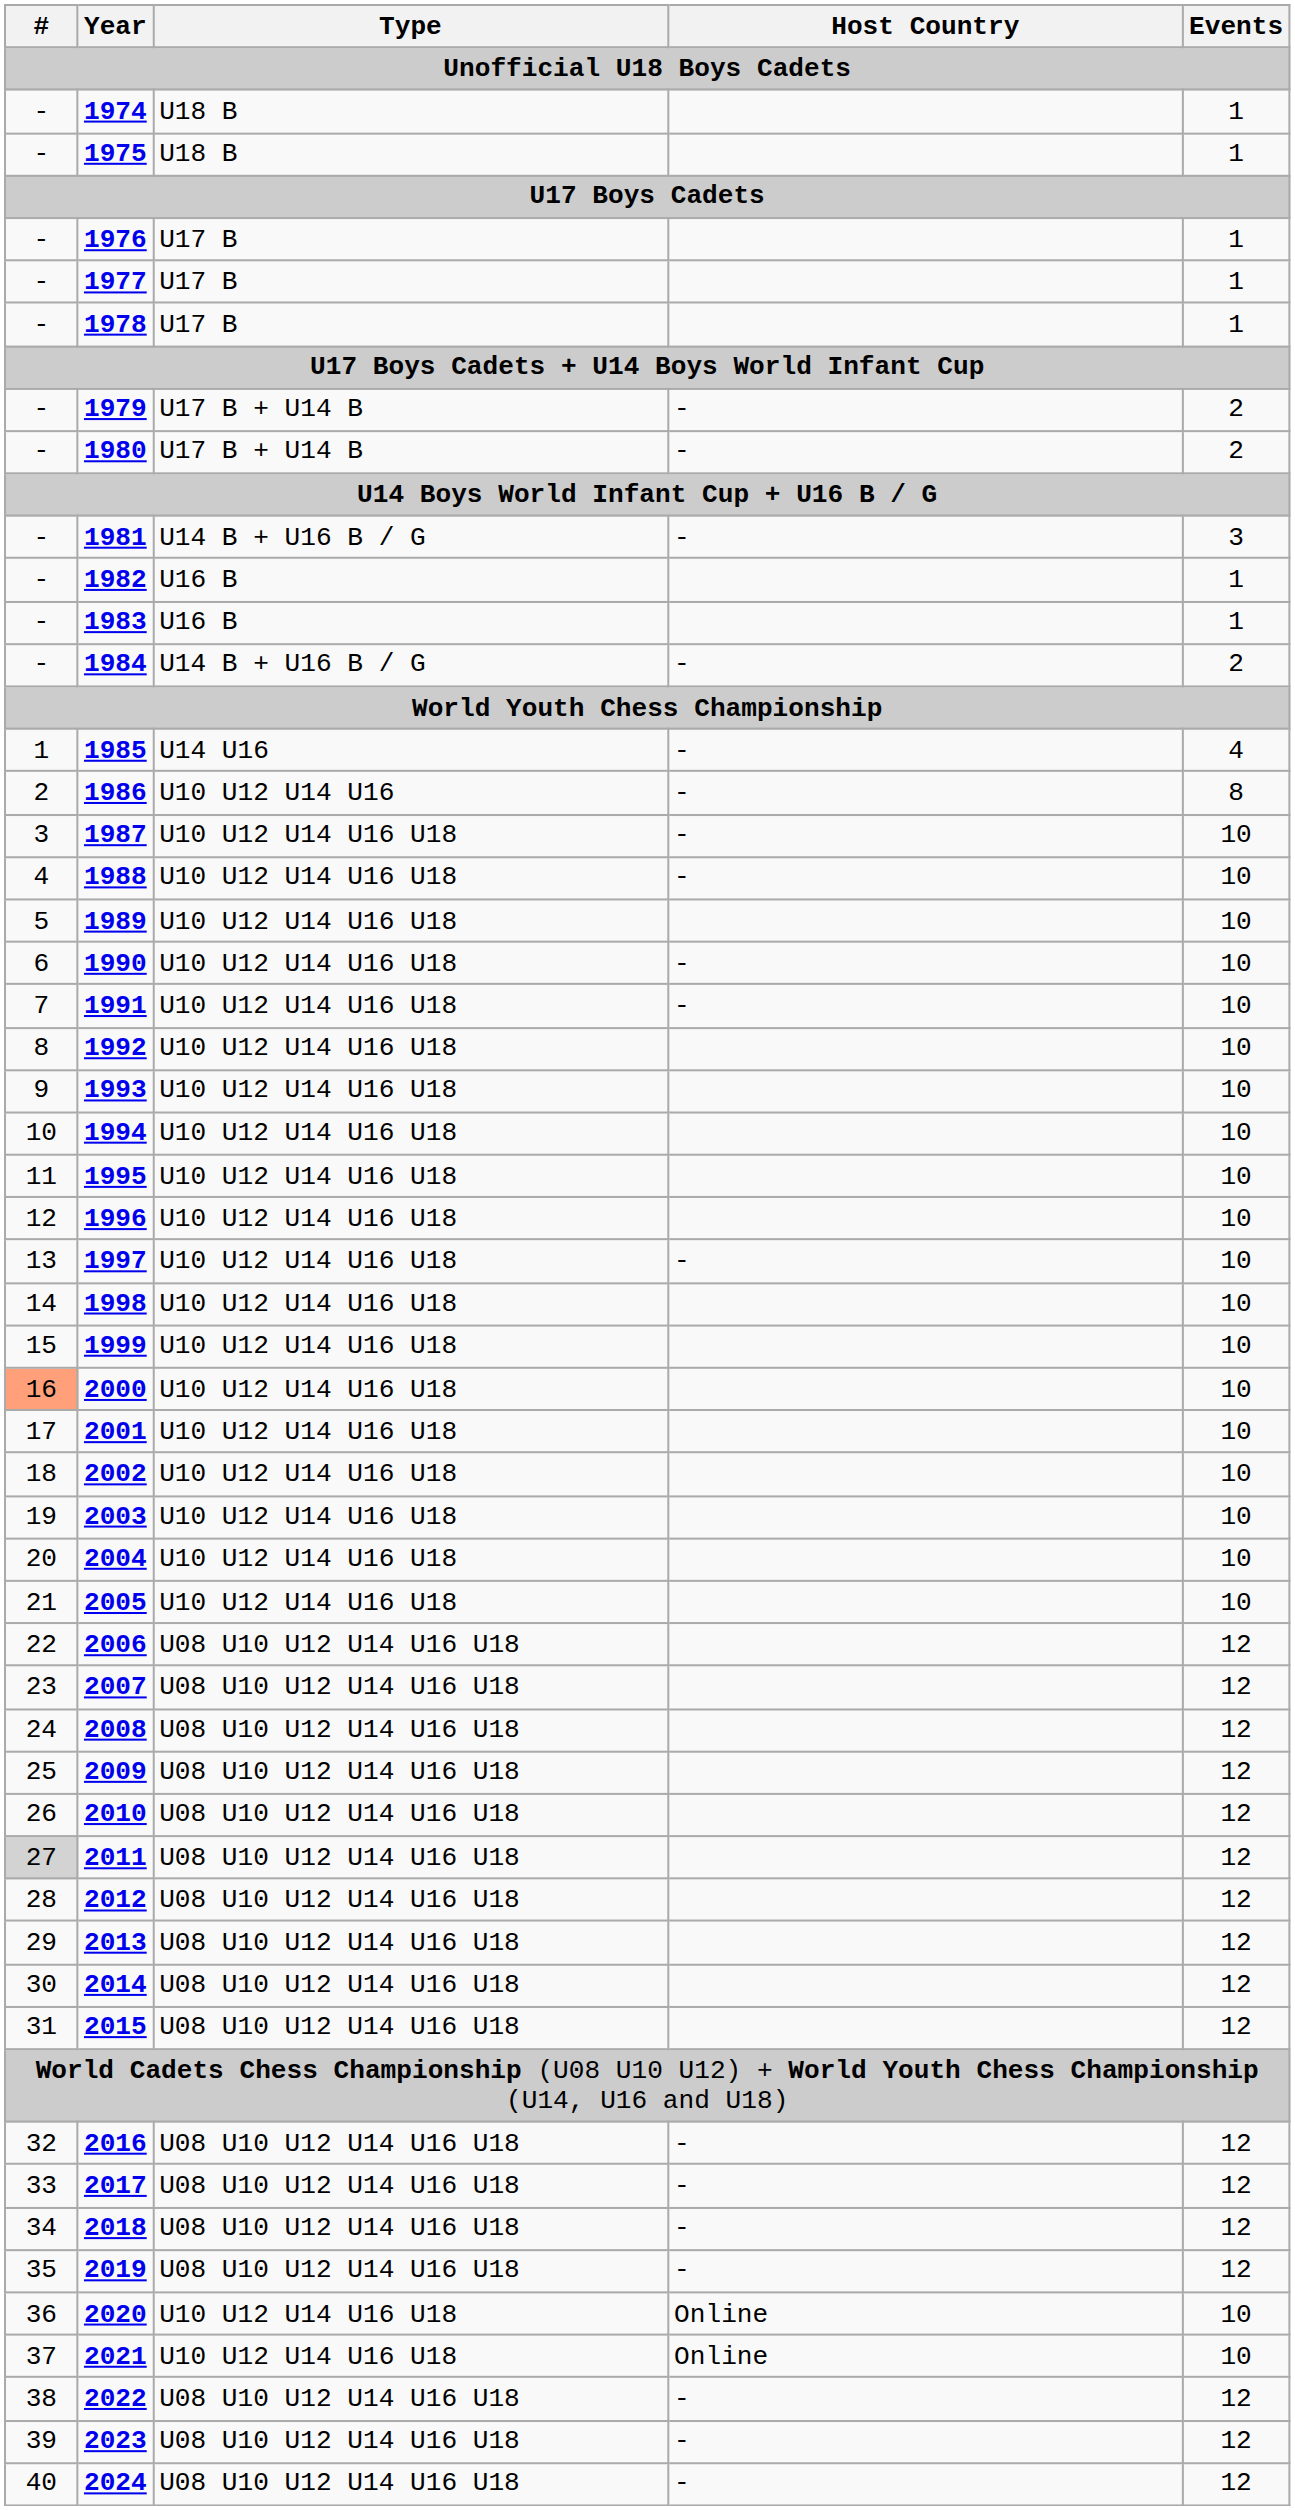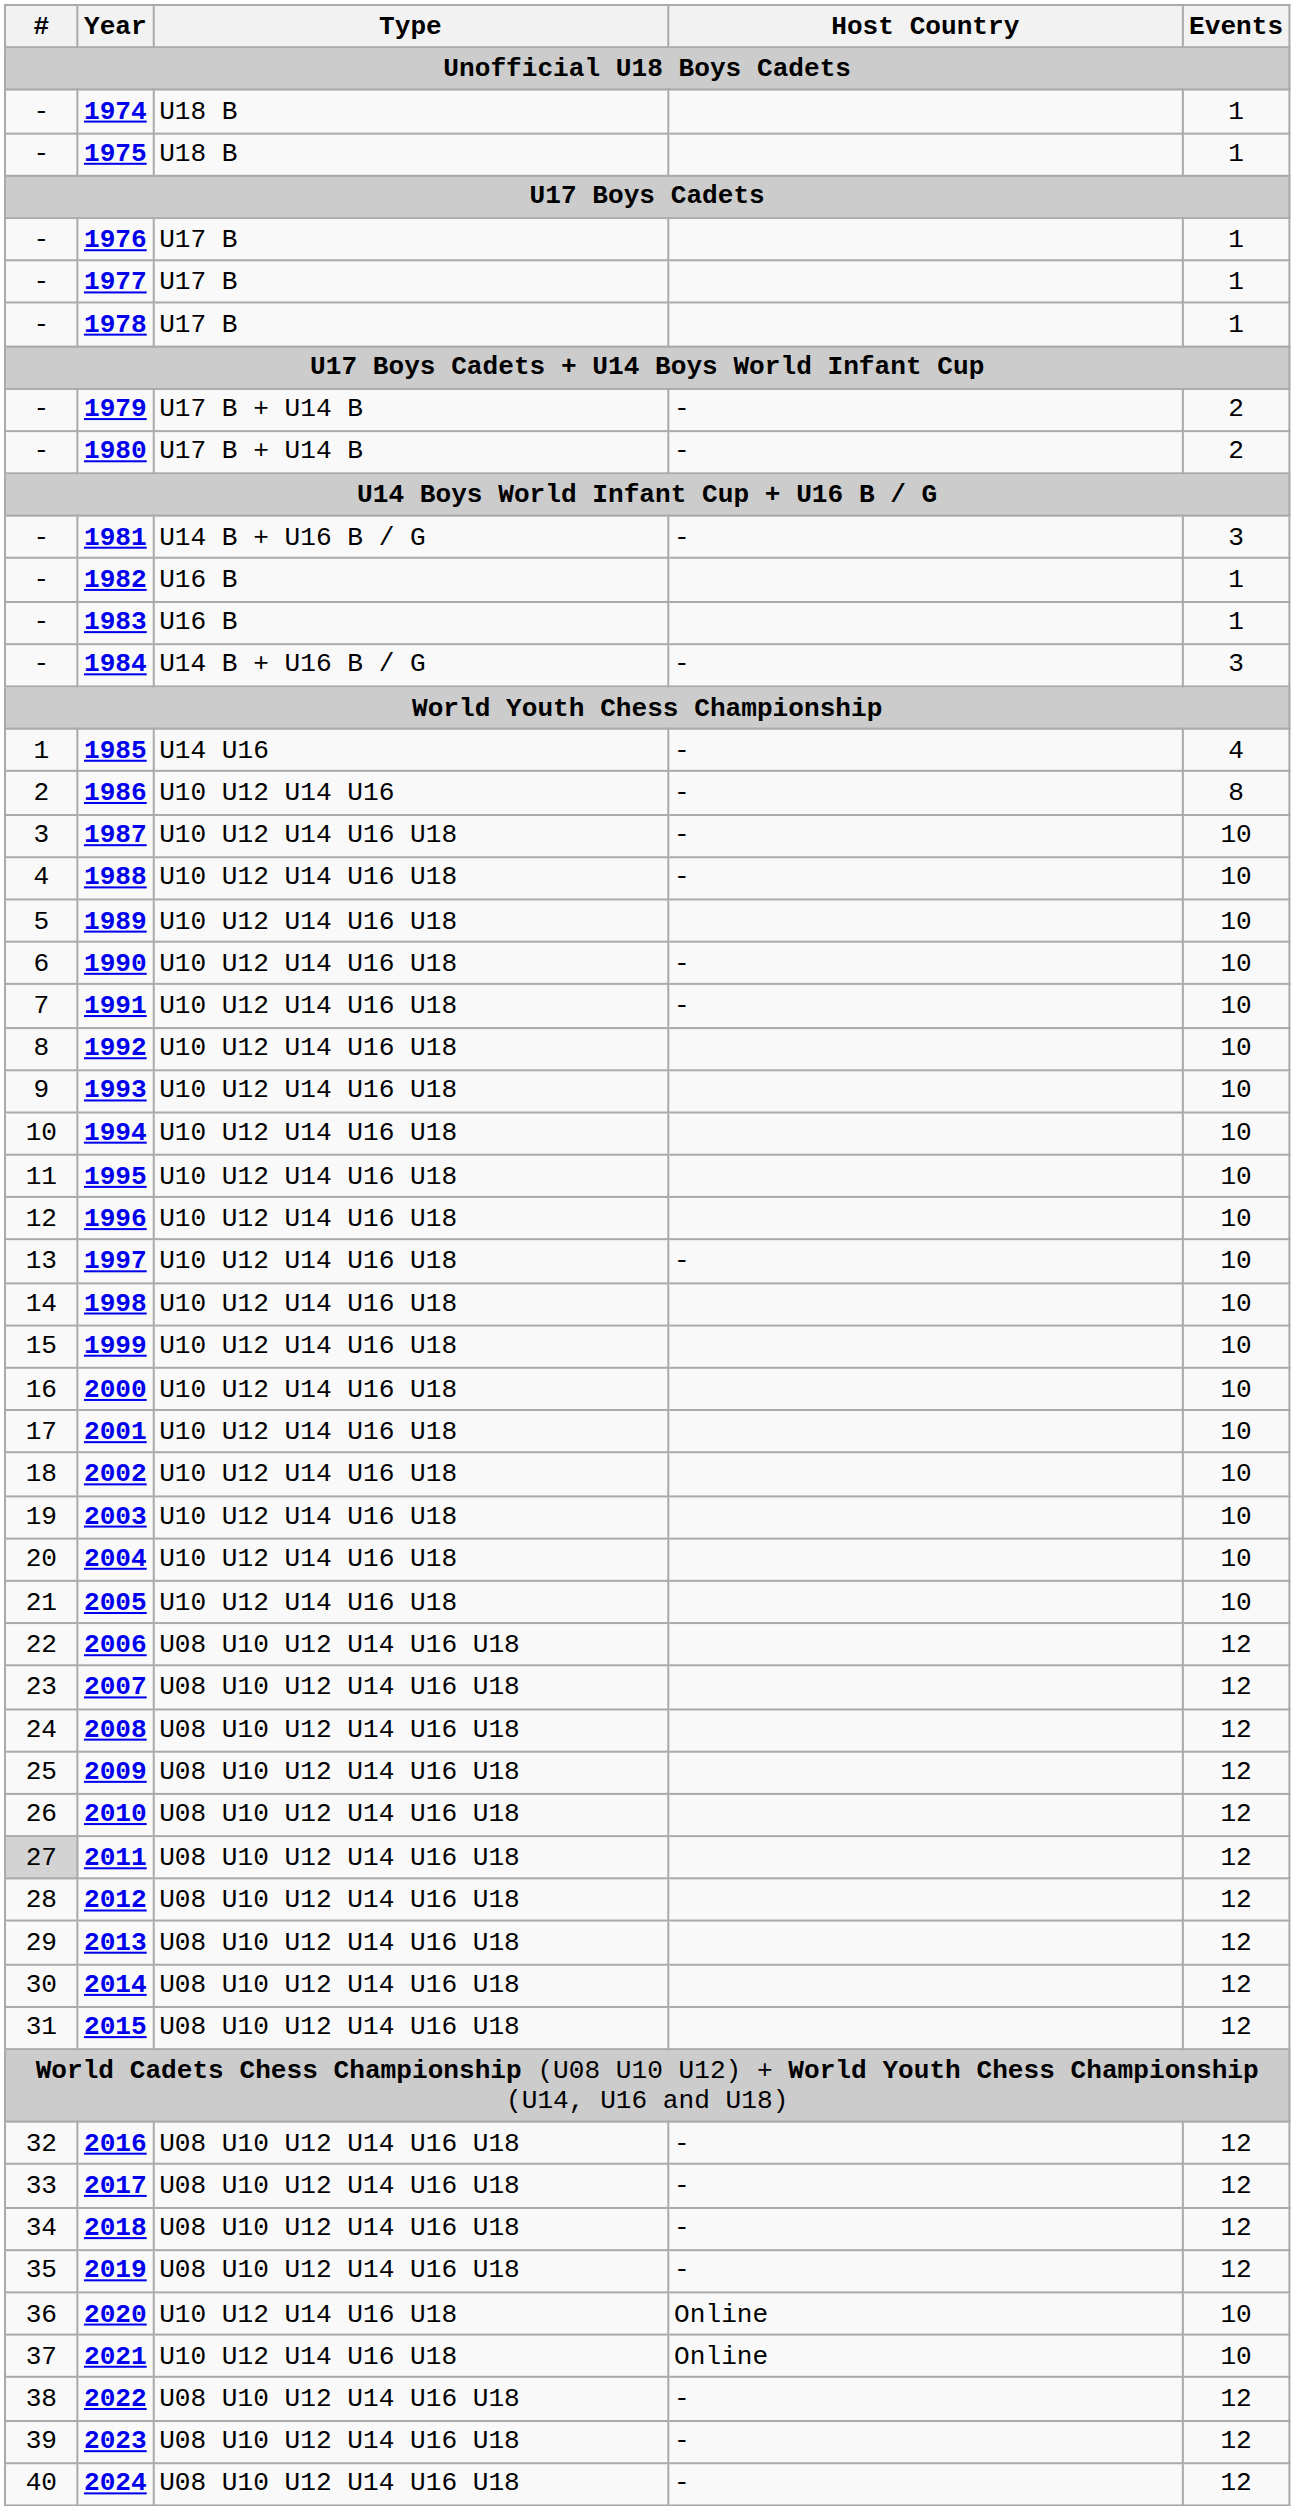(1236, 665) 2 -> (1236, 665) 3
(41, 1389) lightsalmon background -> (41, 1389) no background
